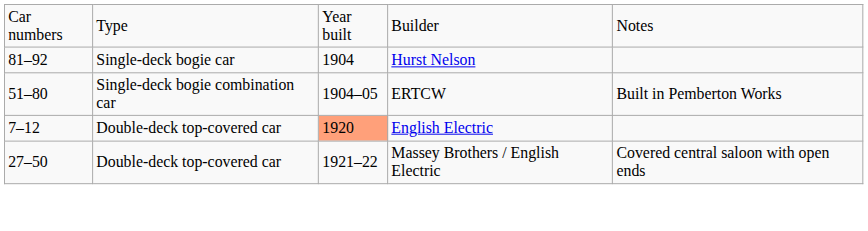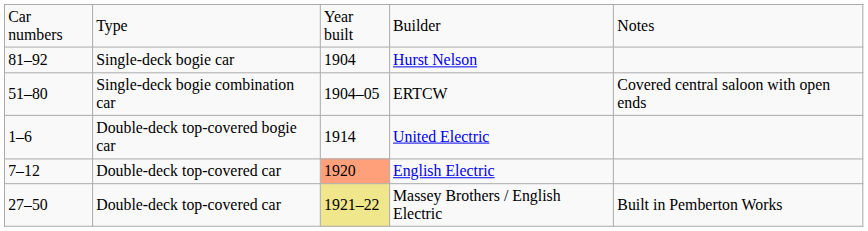(699, 94) Built in Pemberton Works -> (724, 94) Covered central saloon with open ends
+ row: (441, 136)
(350, 162) no background -> (352, 205) khaki background
(723, 162) Covered central saloon with open ends -> (700, 205) Built in Pemberton Works
